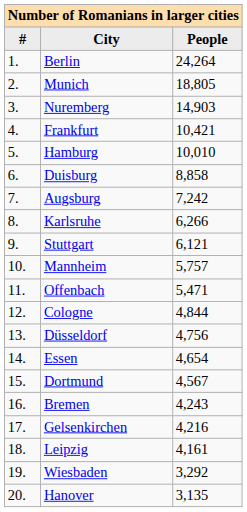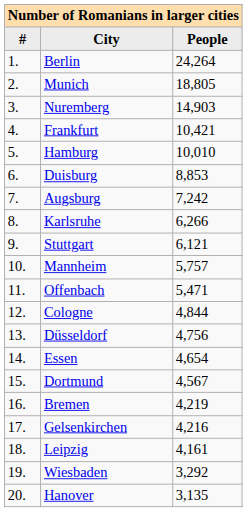(192, 175) 8,858 -> (192, 175) 8,853
(192, 404) 4,243 -> (192, 404) 4,219
